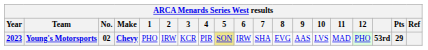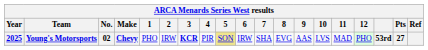(14, 38) 2023 -> (14, 38) 2025
(188, 38) normal -> (189, 38) bold
(399, 38) 29 -> (400, 38) 27
